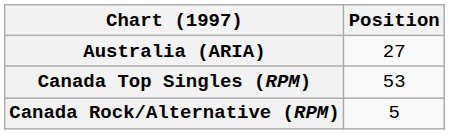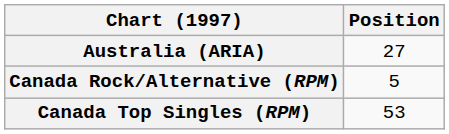rows swapped: (174, 82) <-> (174, 113)
